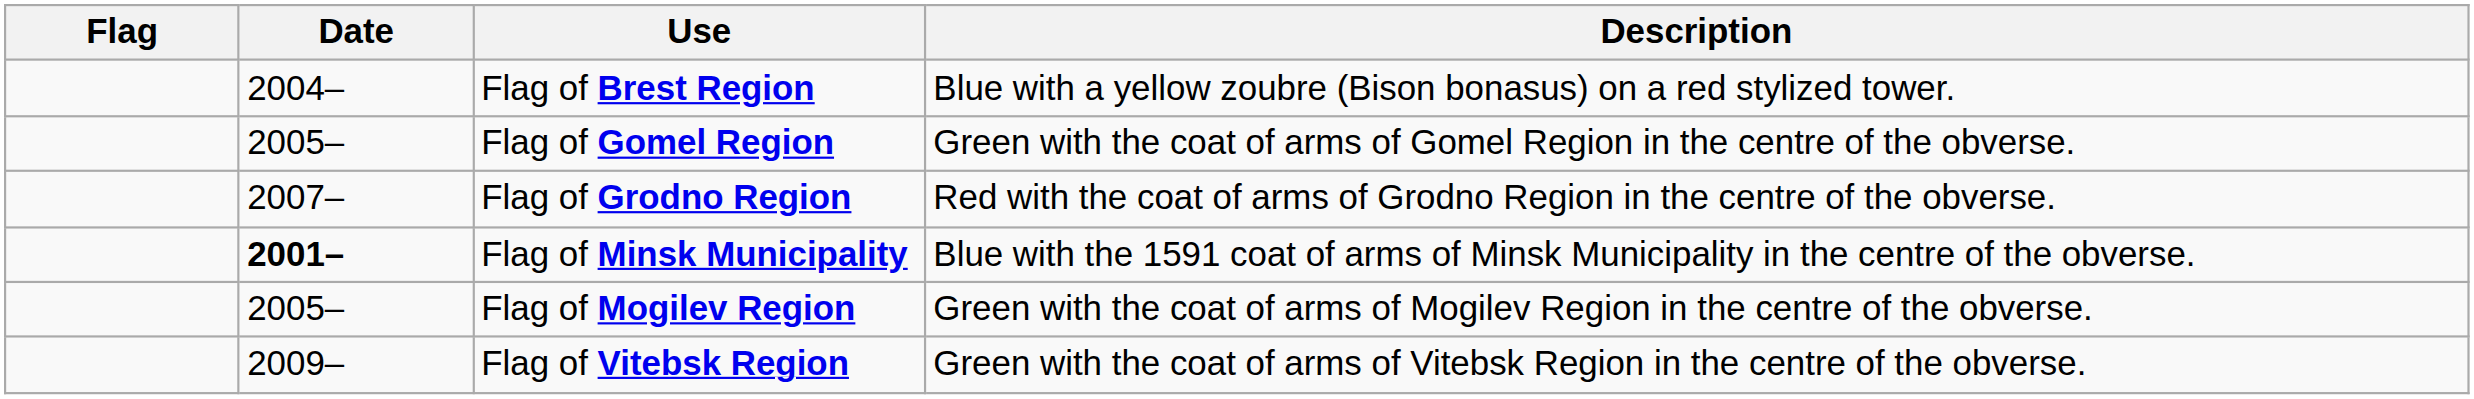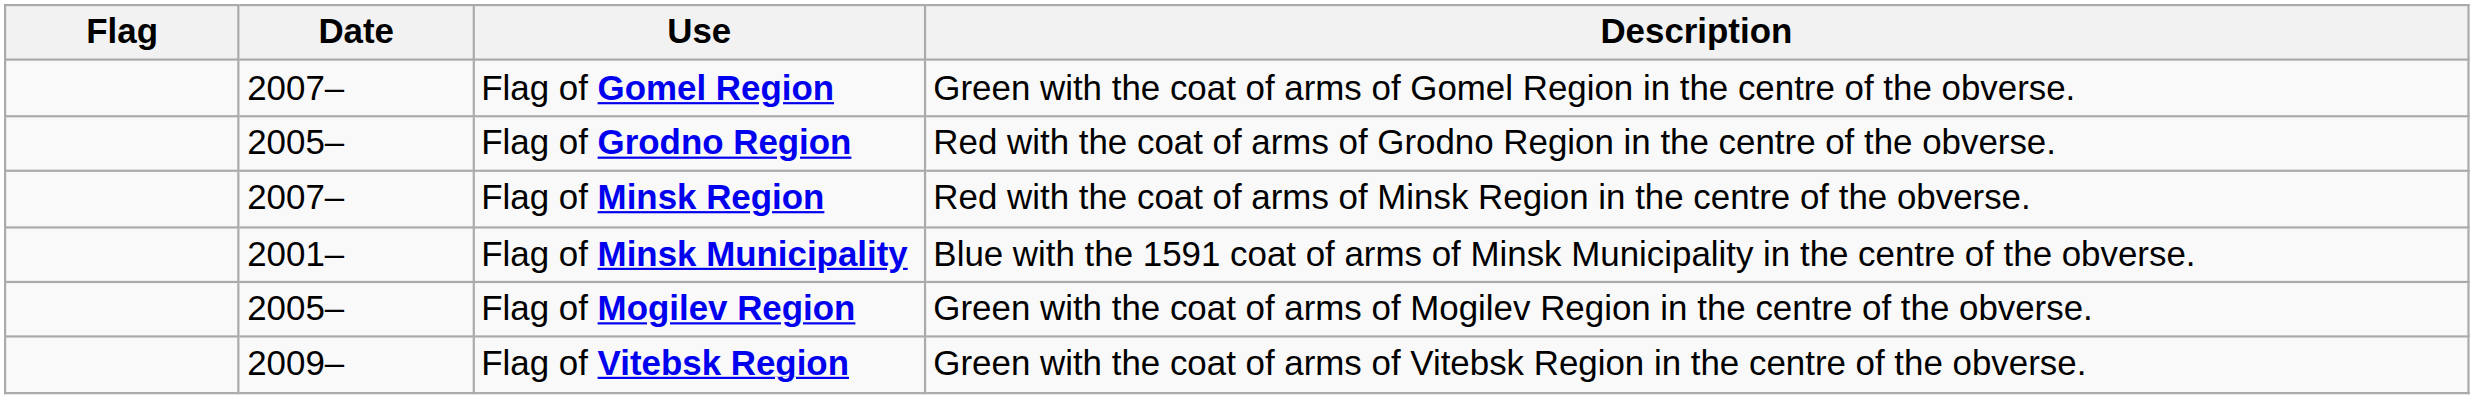- row: (648, 87)
(296, 142) 2005– -> (296, 87) 2007–
(296, 198) 2007– -> (296, 142) 2005–
+ row: (653, 198)
(296, 253) bold -> (296, 253) normal
